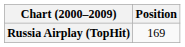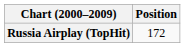(156, 33) 169 -> (156, 33) 172
